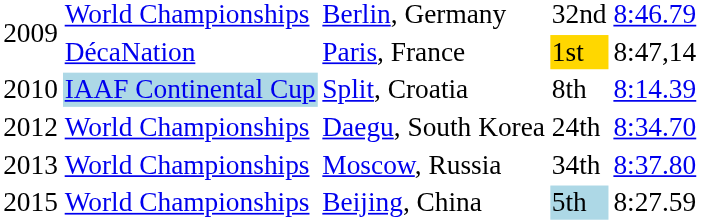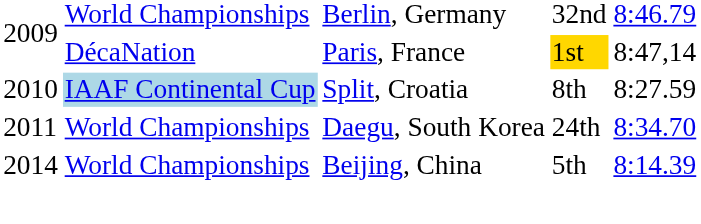(655, 89) 8:14.39 -> (655, 89) 8:27.59
(30, 127) 2012 -> (30, 127) 2011
- row: (412, 164)
(30, 202) 2015 -> (30, 164) 2014
(569, 202) lightblue background -> (569, 164) no background
(655, 202) 8:27.59 -> (655, 164) 8:14.39
